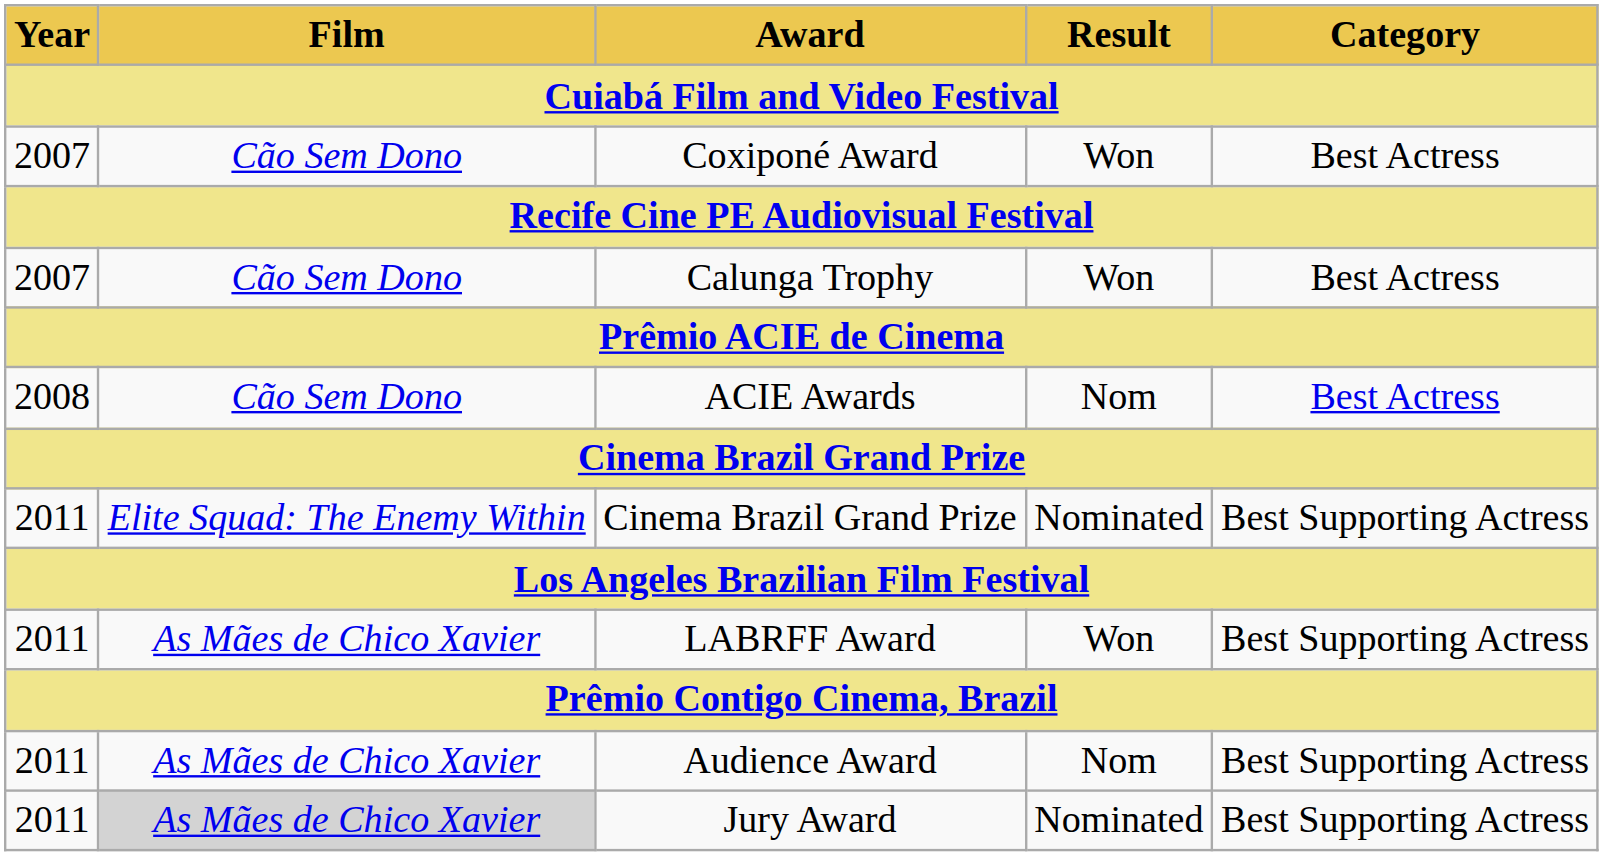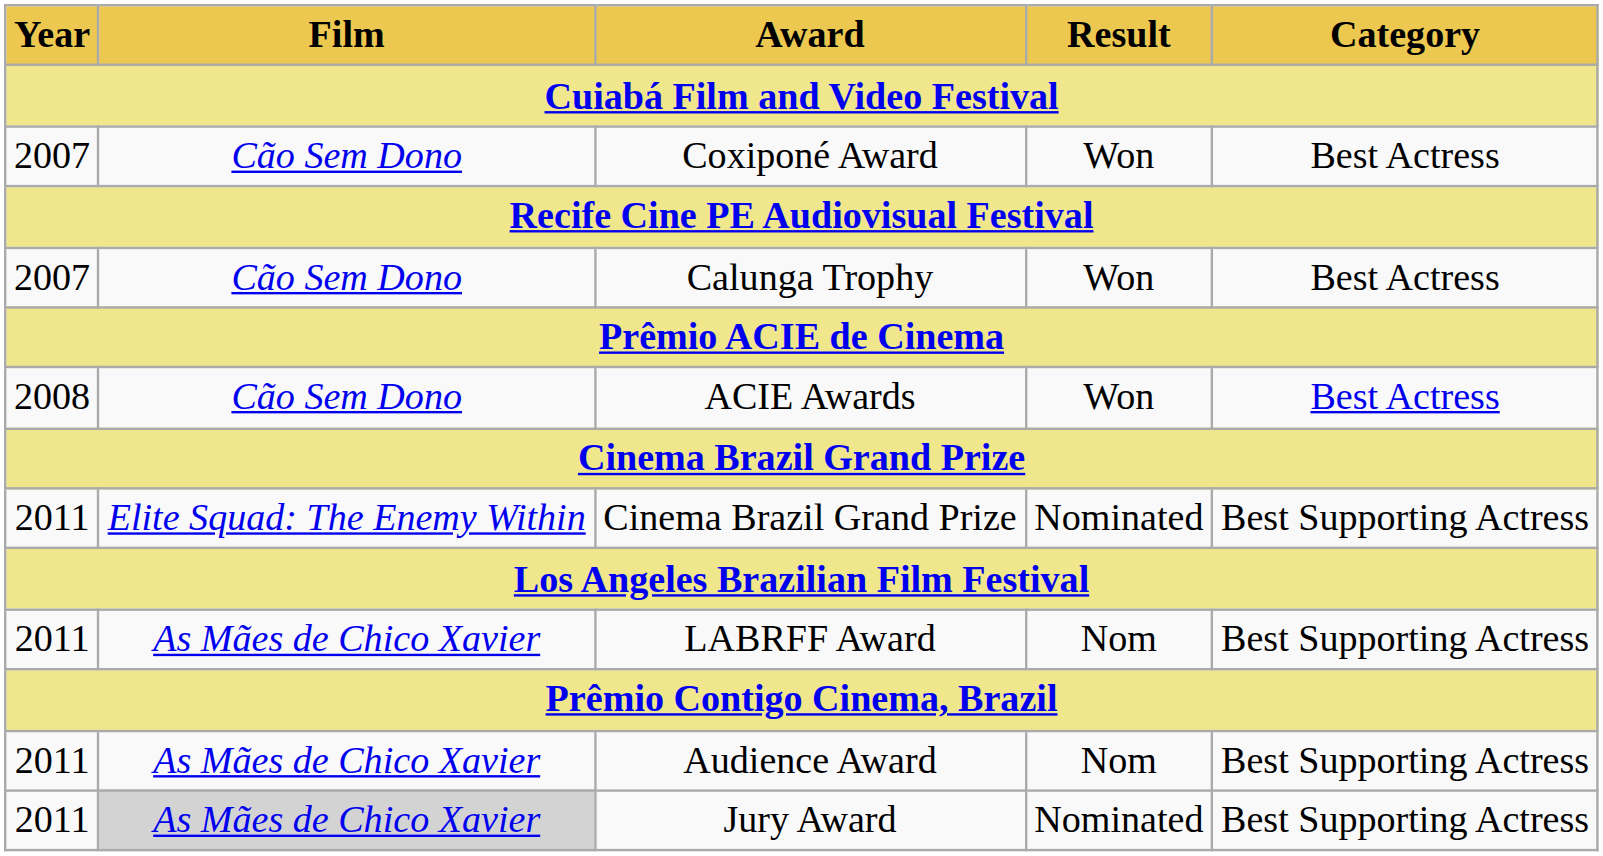(1119, 397) Nom -> (1119, 397) Won
(1119, 638) Won -> (1119, 638) Nom
